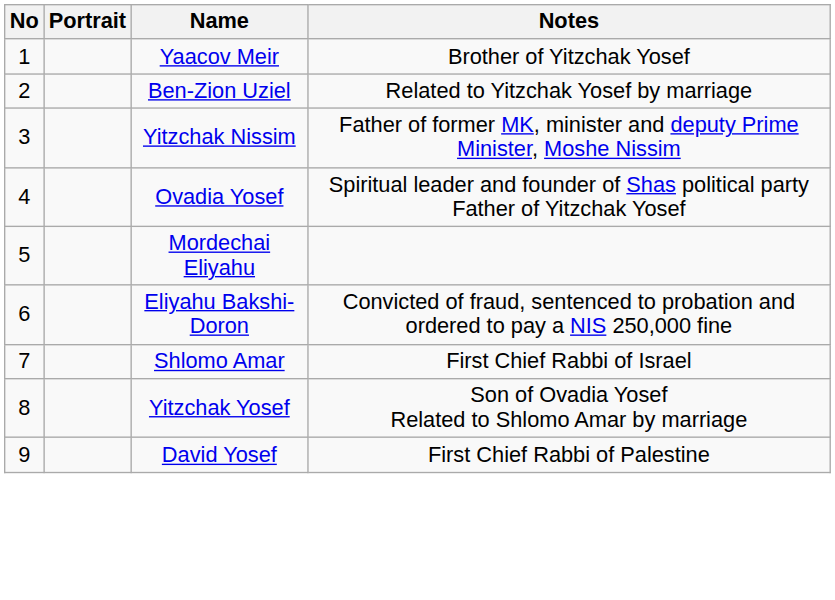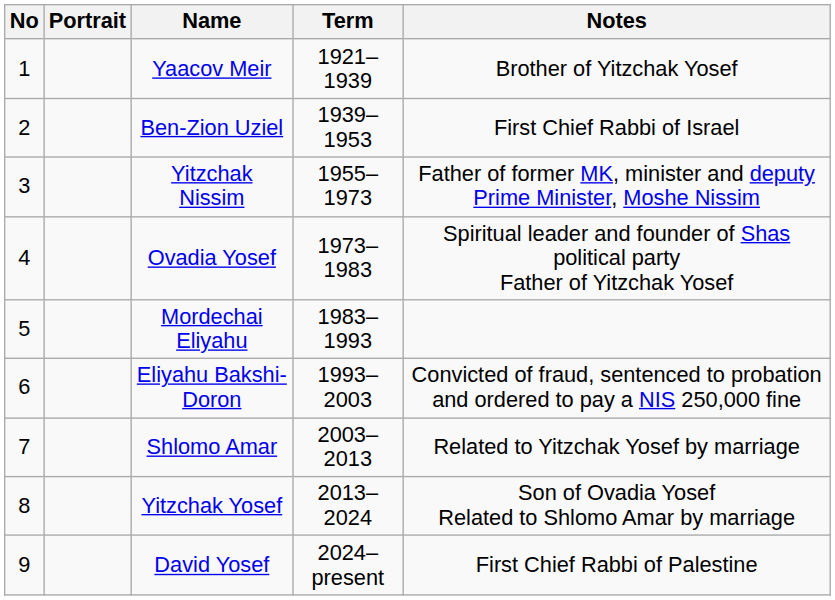+ column: (348, 21)
(569, 90) Related to Yitzchak Yosef by marriage -> (617, 127) First Chief Rabbi of Israel
(569, 361) First Chief Rabbi of Israel -> (617, 446) Related to Yitzchak Yosef by marriage
